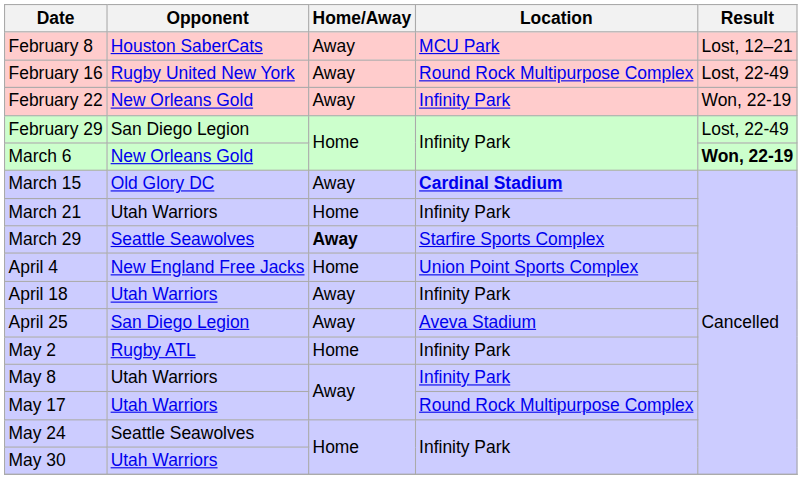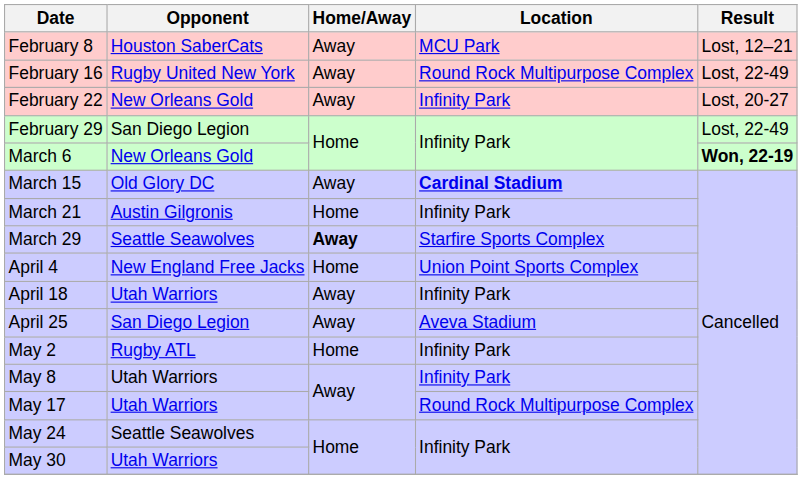(746, 101) Won, 22-19 -> (745, 101) Lost, 20-27
(164, 211) Utah Warriors -> (172, 211) Austin Gilgronis
